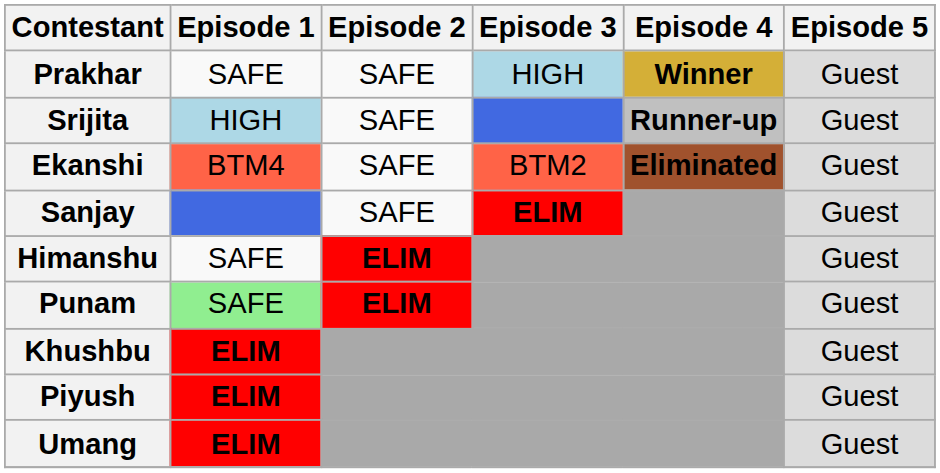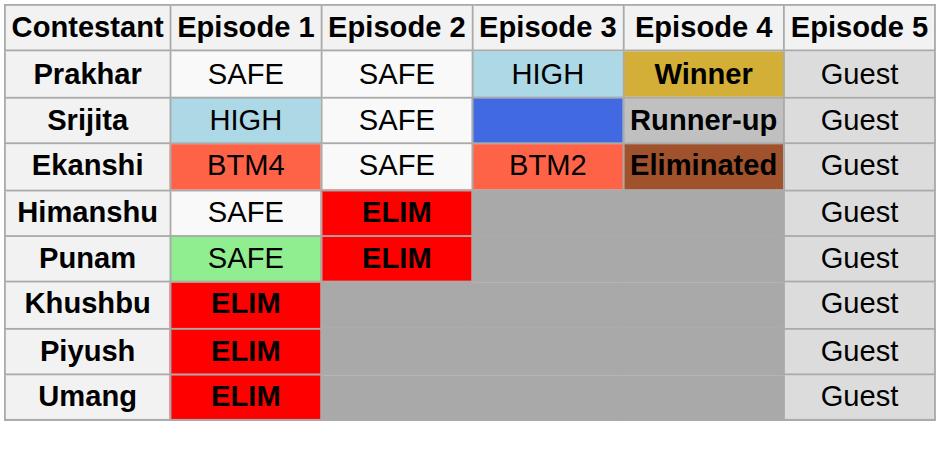- row: (88, 212)
